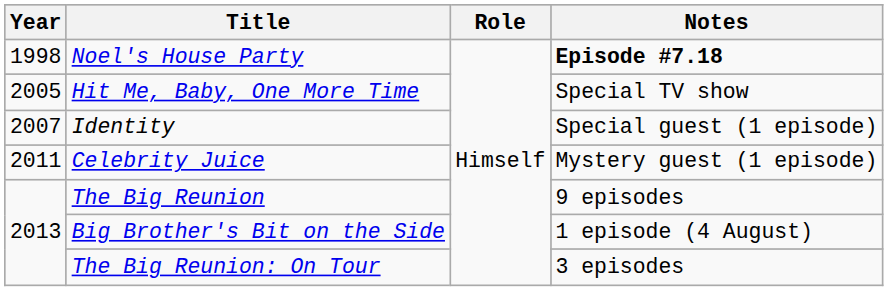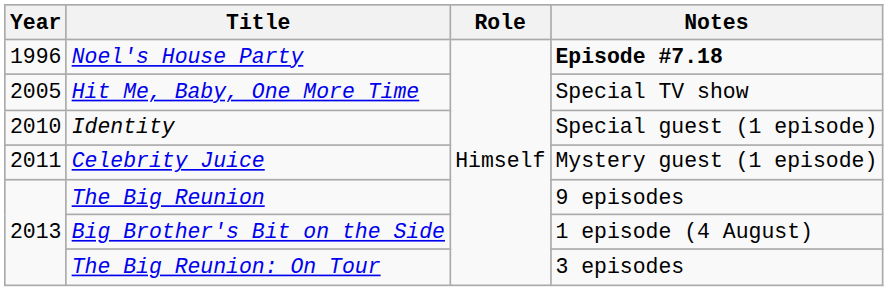(36, 57) 1998 -> (36, 57) 1996
(36, 127) 2007 -> (36, 127) 2010
